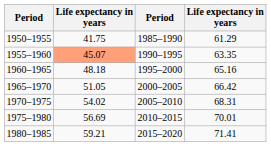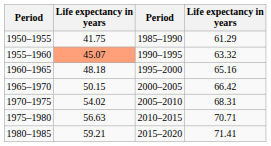(225, 54) 63.35 -> (225, 54) 63.32
(94, 86) 51.05 -> (94, 86) 50.15
(94, 117) 56.69 -> (94, 117) 56.63
(225, 117) 70.01 -> (225, 117) 70.71
